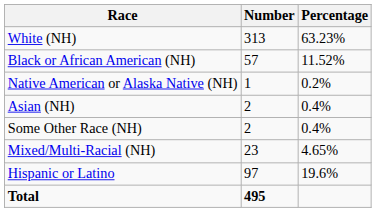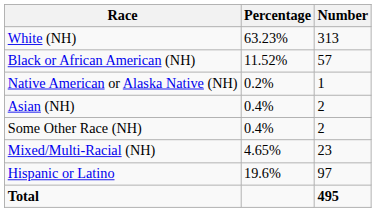columns swapped: (269, 15) <-> (335, 15)
